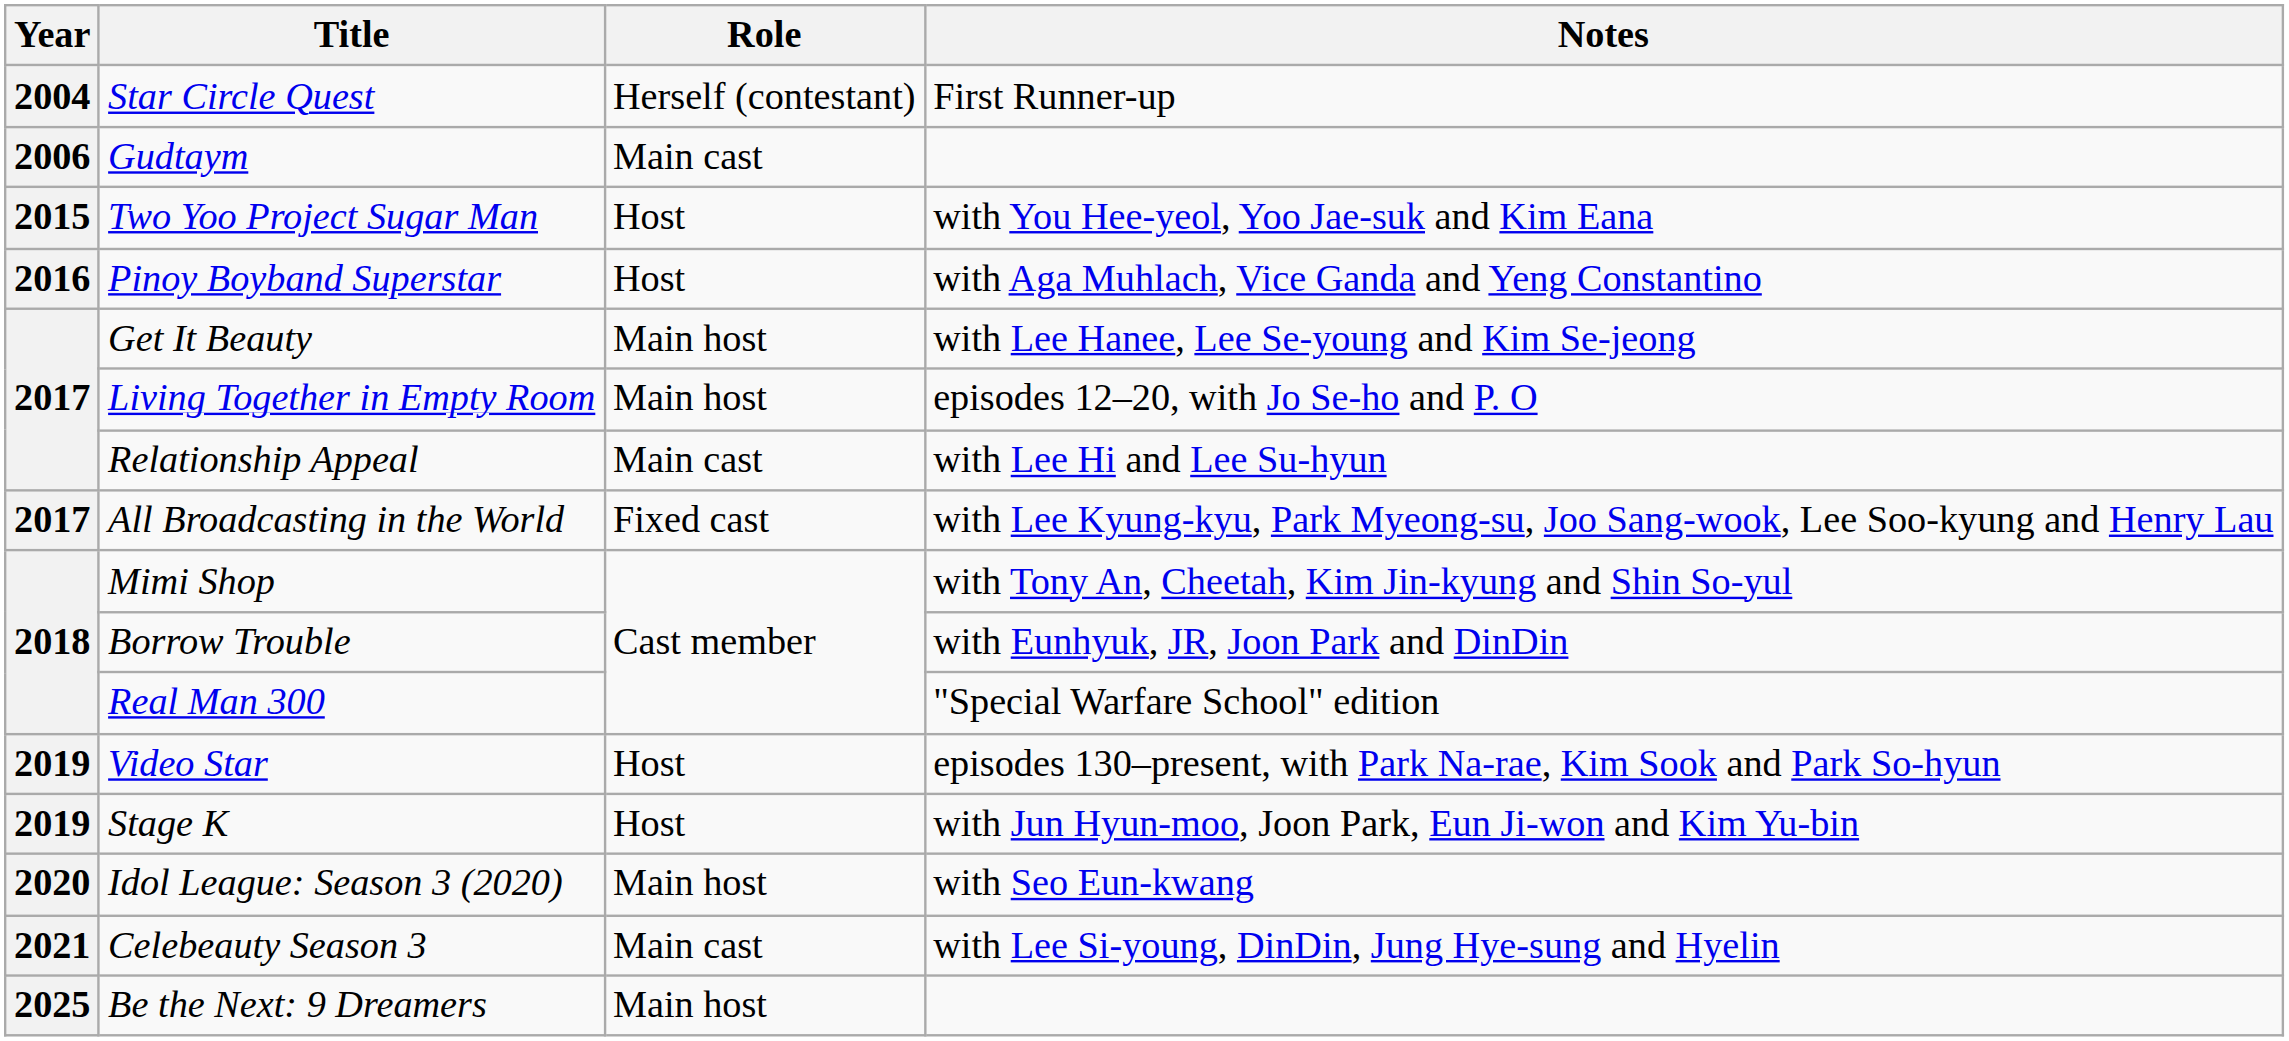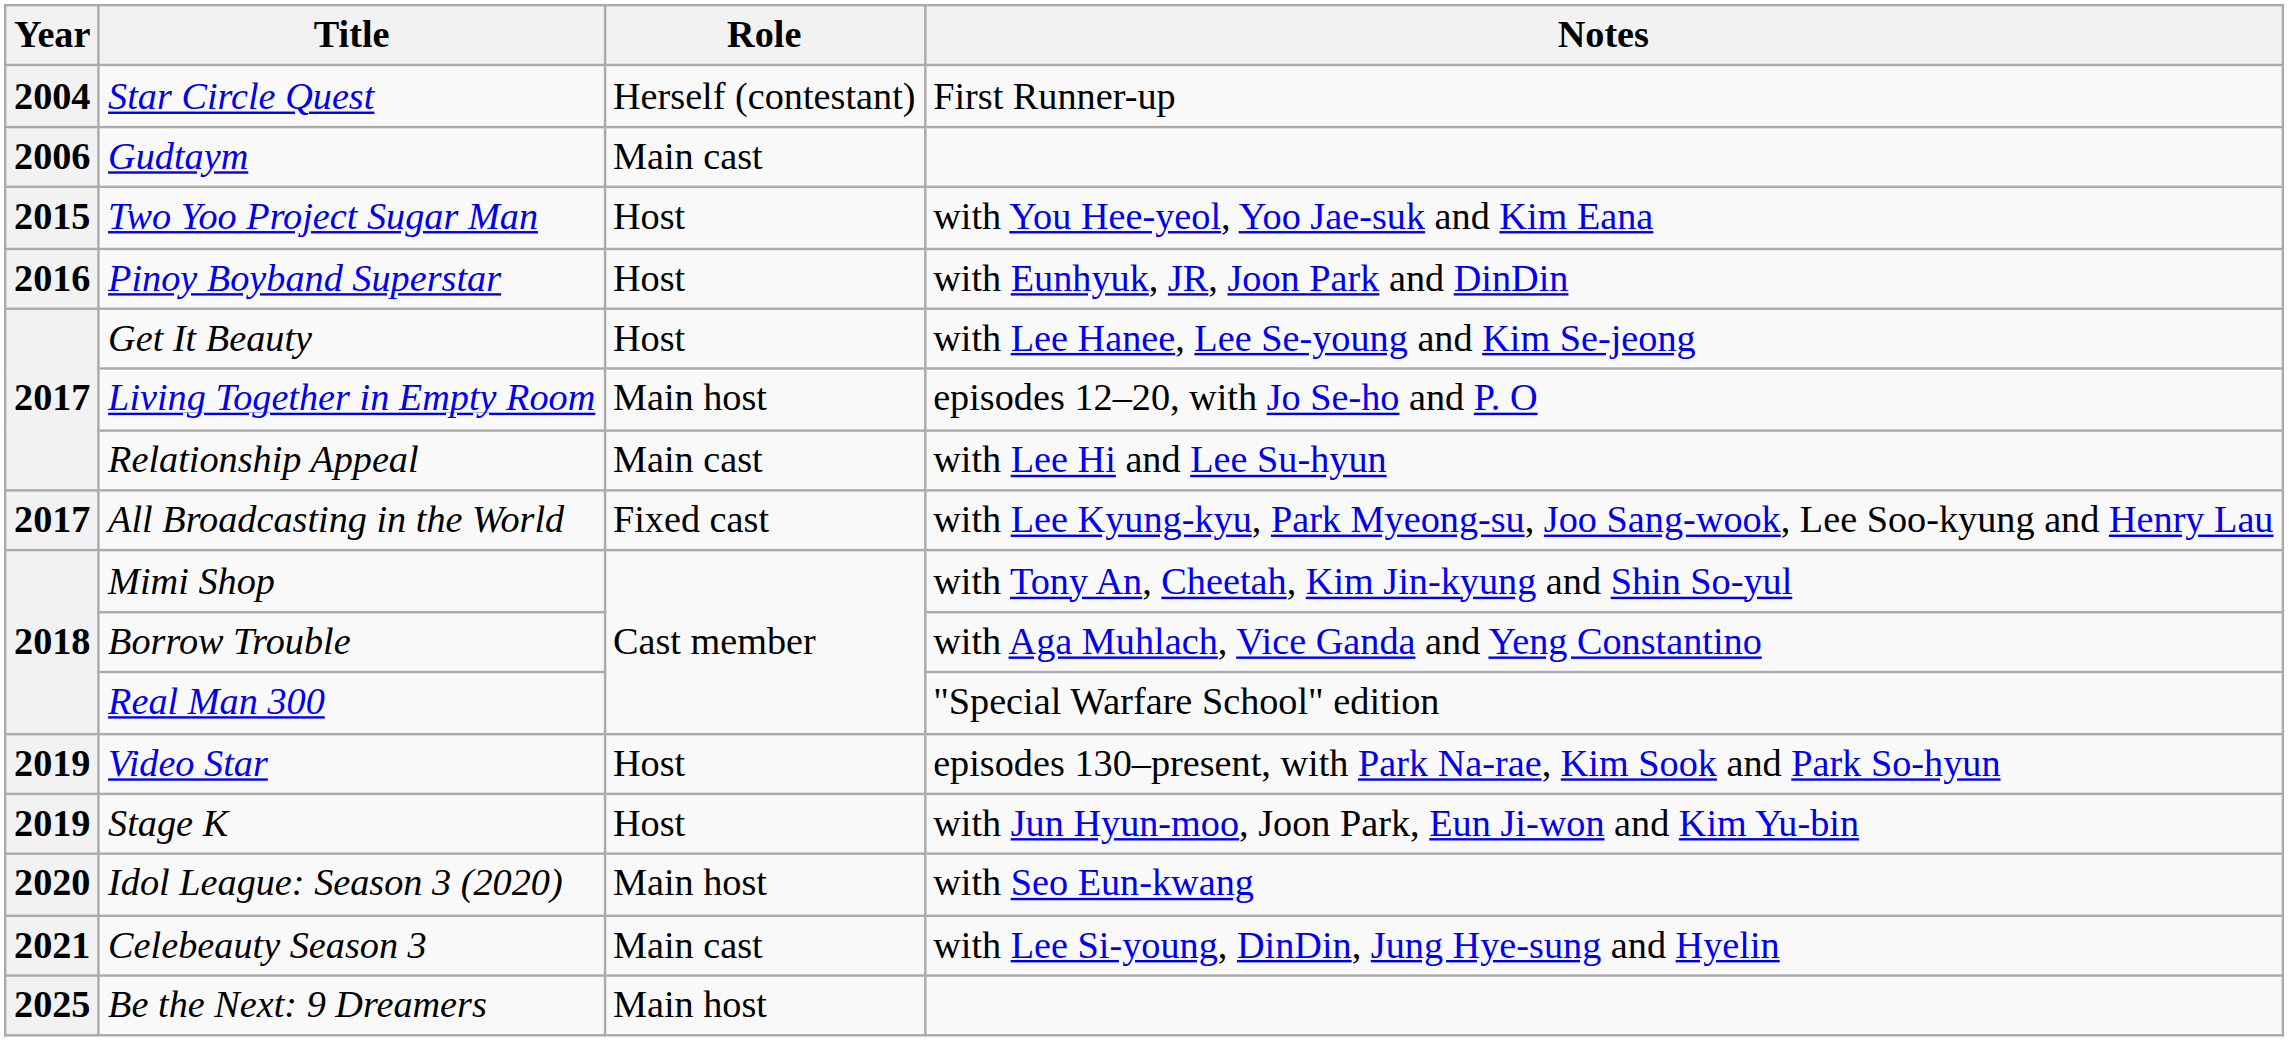(1347, 277) with Aga Muhlach, Vice Ganda and Yeng Constantino -> (1251, 277) with Eunhyuk, JR, Joon Park and DinDin
(690, 338) Main host -> (649, 338) Host
(1251, 641) with Eunhyuk, JR, Joon Park and DinDin -> (1347, 641) with Aga Muhlach, Vice Ganda and Yeng Constantino
